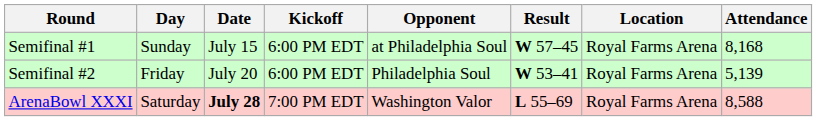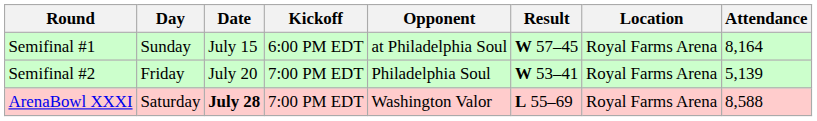(744, 46) 8,168 -> (744, 46) 8,164
(316, 74) 6:00 PM EDT -> (316, 74) 7:00 PM EDT
